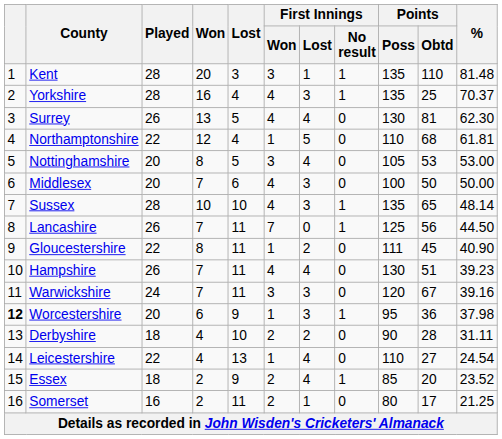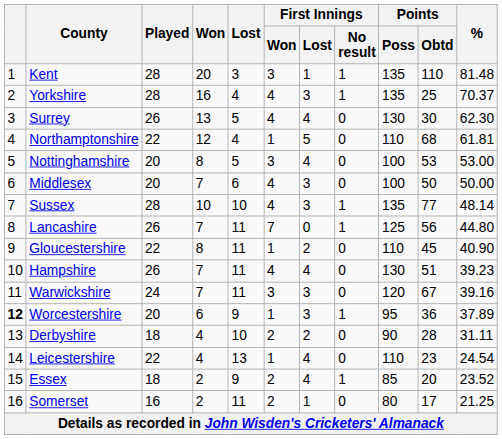(429, 118) 81 -> (429, 118) 30
(394, 161) 105 -> (394, 161) 100
(429, 205) 65 -> (429, 205) 77
(477, 227) 44.50 -> (477, 227) 44.80
(393, 249) 111 -> (393, 249) 110
(477, 314) 37.98 -> (477, 314) 37.89
(429, 358) 27 -> (429, 358) 23
